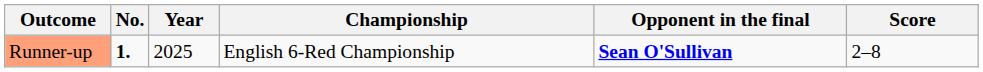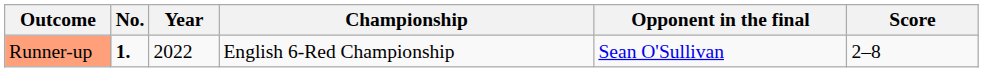(173, 50) 2025 -> (173, 50) 2022
(665, 50) bold -> (661, 50) normal
